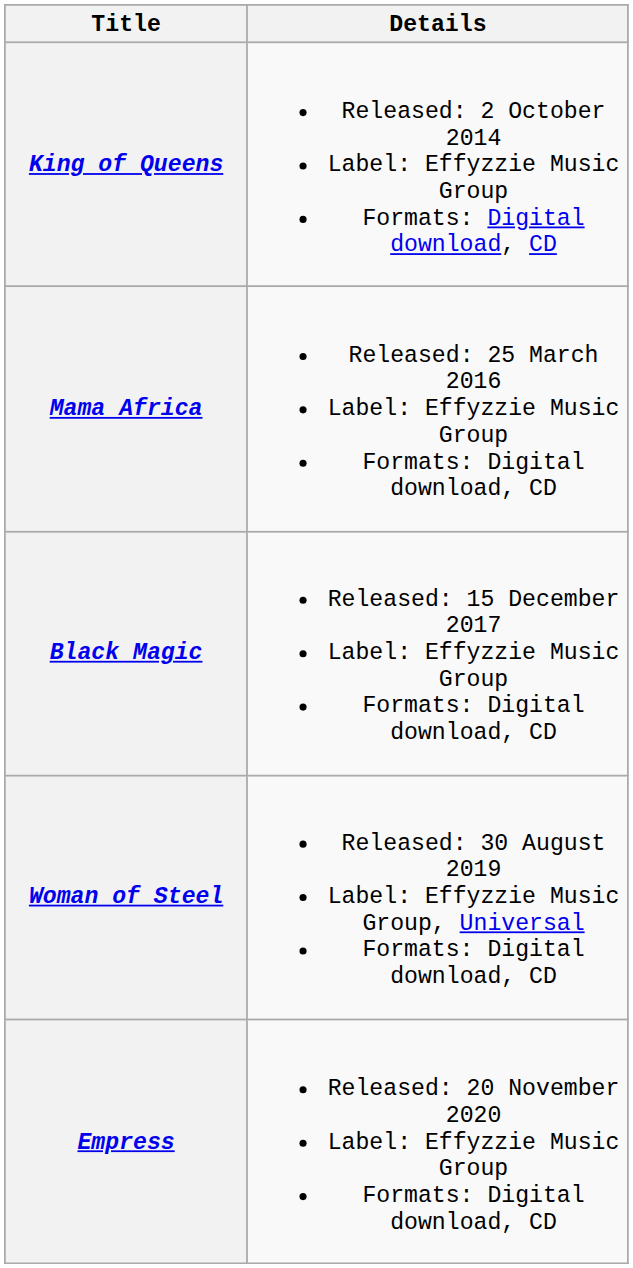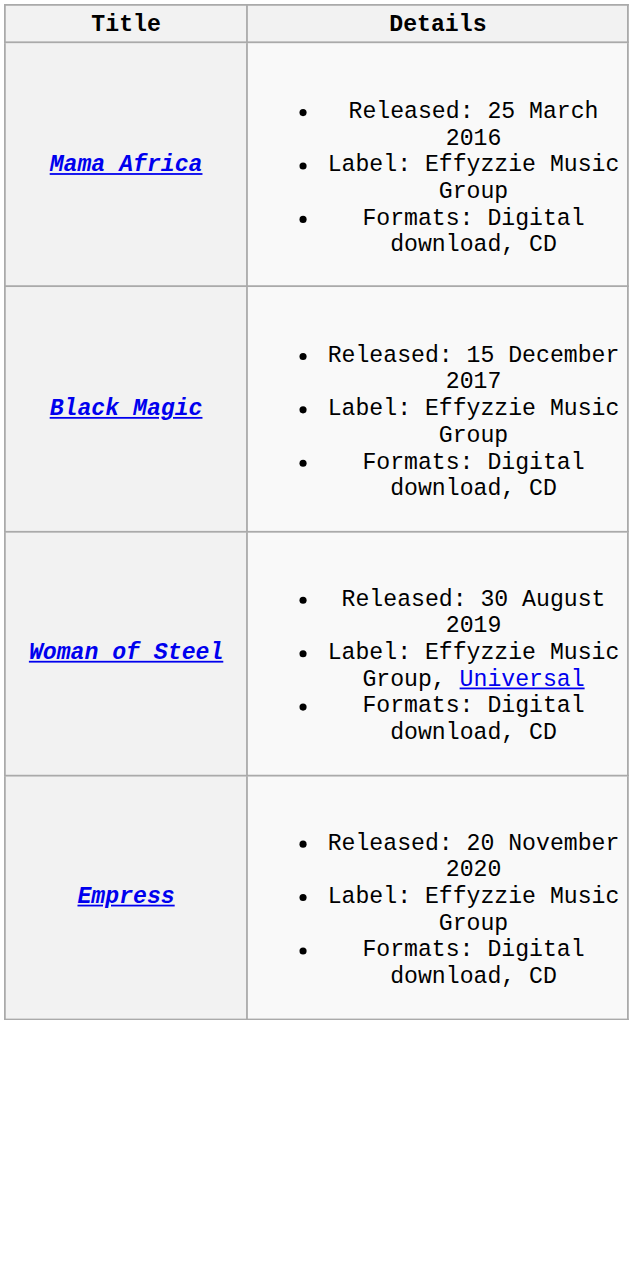- row: (126, 165)
